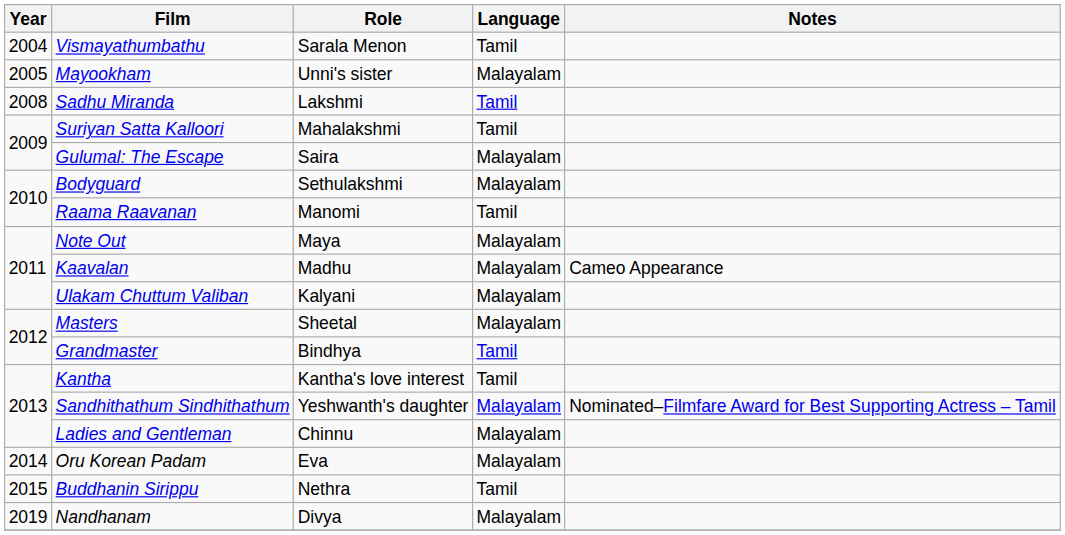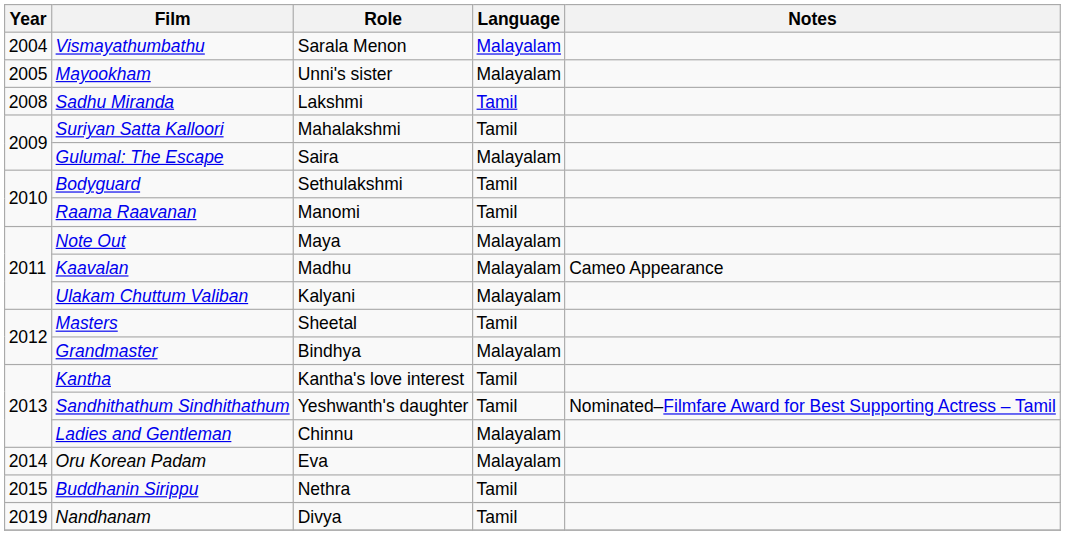(497, 46) Tamil -> (519, 46) Malayalam
(519, 185) Malayalam -> (497, 185) Tamil
(519, 323) Malayalam -> (497, 323) Tamil
(497, 351) Tamil -> (519, 351) Malayalam
(519, 406) Malayalam -> (497, 406) Tamil
(519, 517) Malayalam -> (497, 517) Tamil
